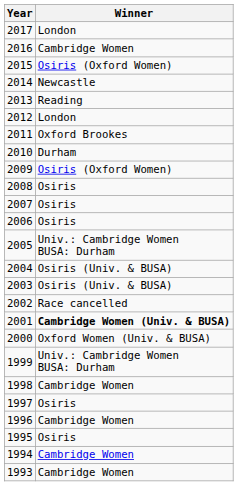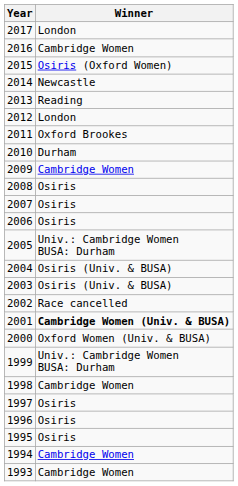(105, 169) Osiris (Oxford Women) -> (86, 169) Cambridge Women
(86, 420) Cambridge Women -> (57, 420) Osiris
